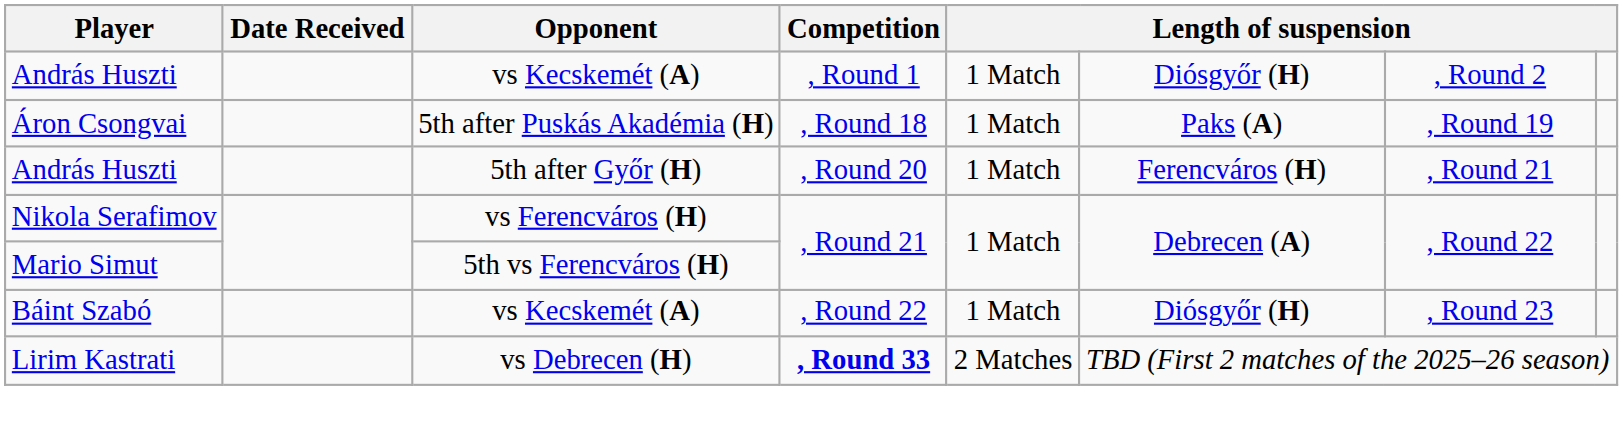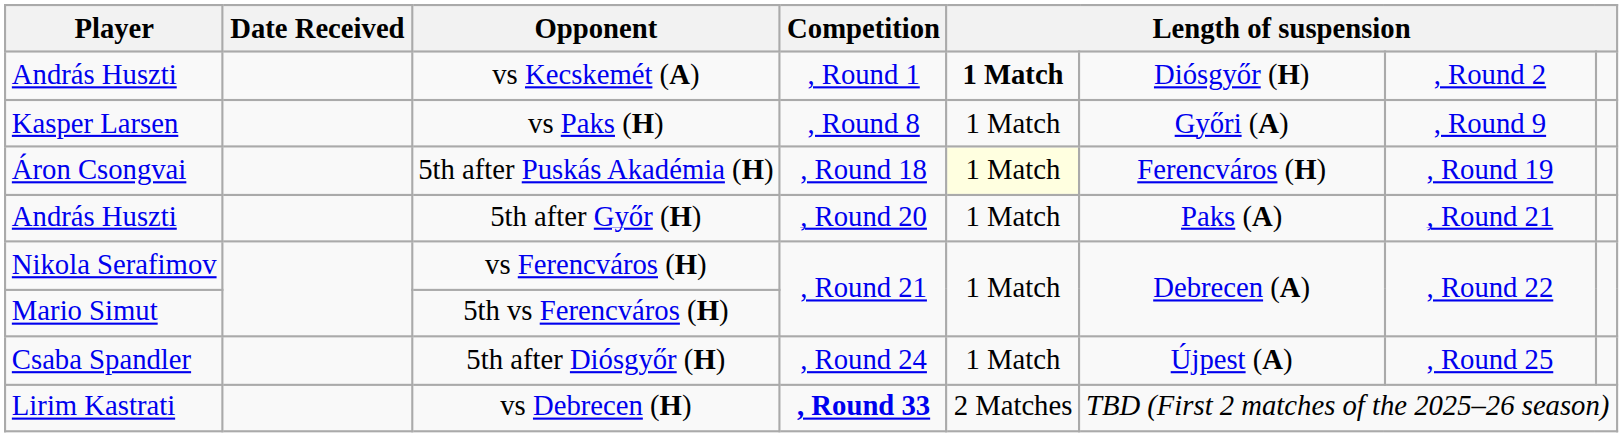(1013, 75) normal -> (1013, 75) bold
+ row: (95, 122)
(1013, 122) no background -> (1013, 169) lightyellow background
(1232, 122) Paks (A) -> (1232, 169) Ferencváros (H)
(1232, 169) Ferencváros (H) -> (1232, 217) Paks (A)
- row: (82, 311)
+ row: (101, 359)
